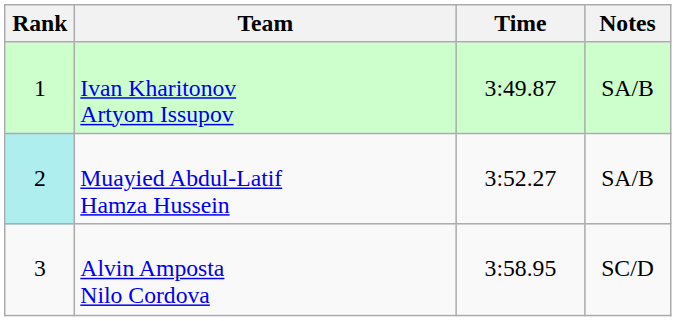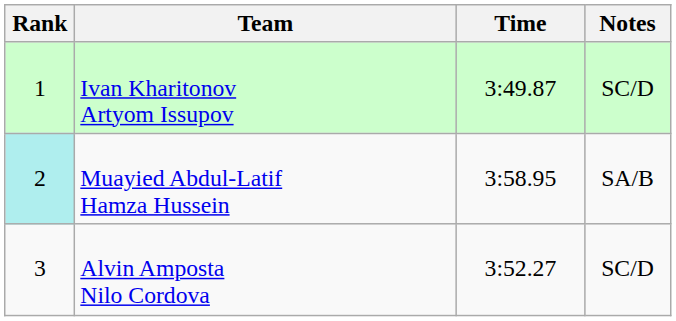(628, 87) SA/B -> (628, 87) SC/D
(520, 178) 3:52.27 -> (520, 178) 3:58.95
(520, 269) 3:58.95 -> (520, 269) 3:52.27
